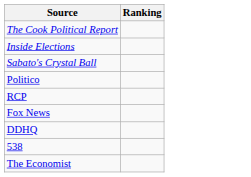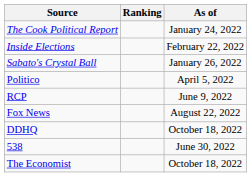+ column: (205, 12)
